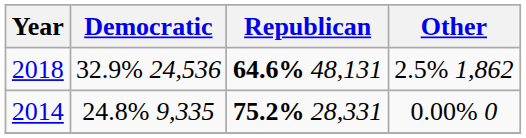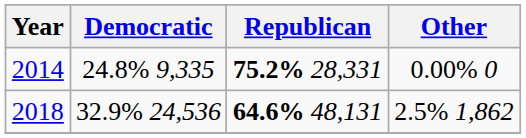rows swapped: (38, 68) <-> (38, 111)
